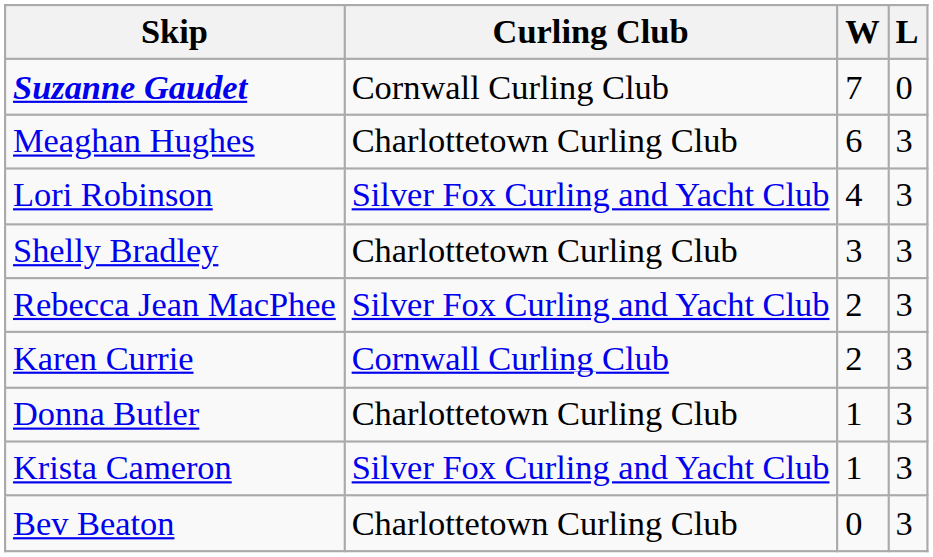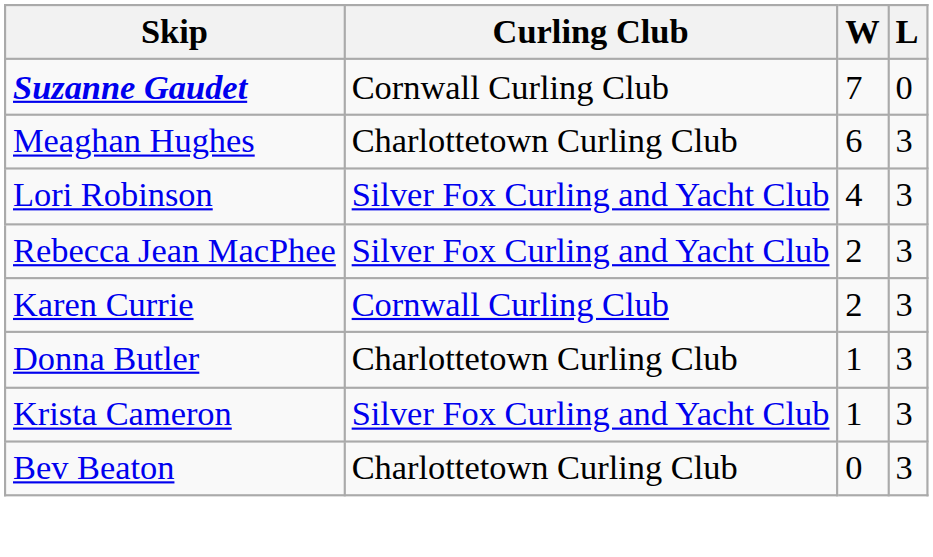- row: (116, 250)
